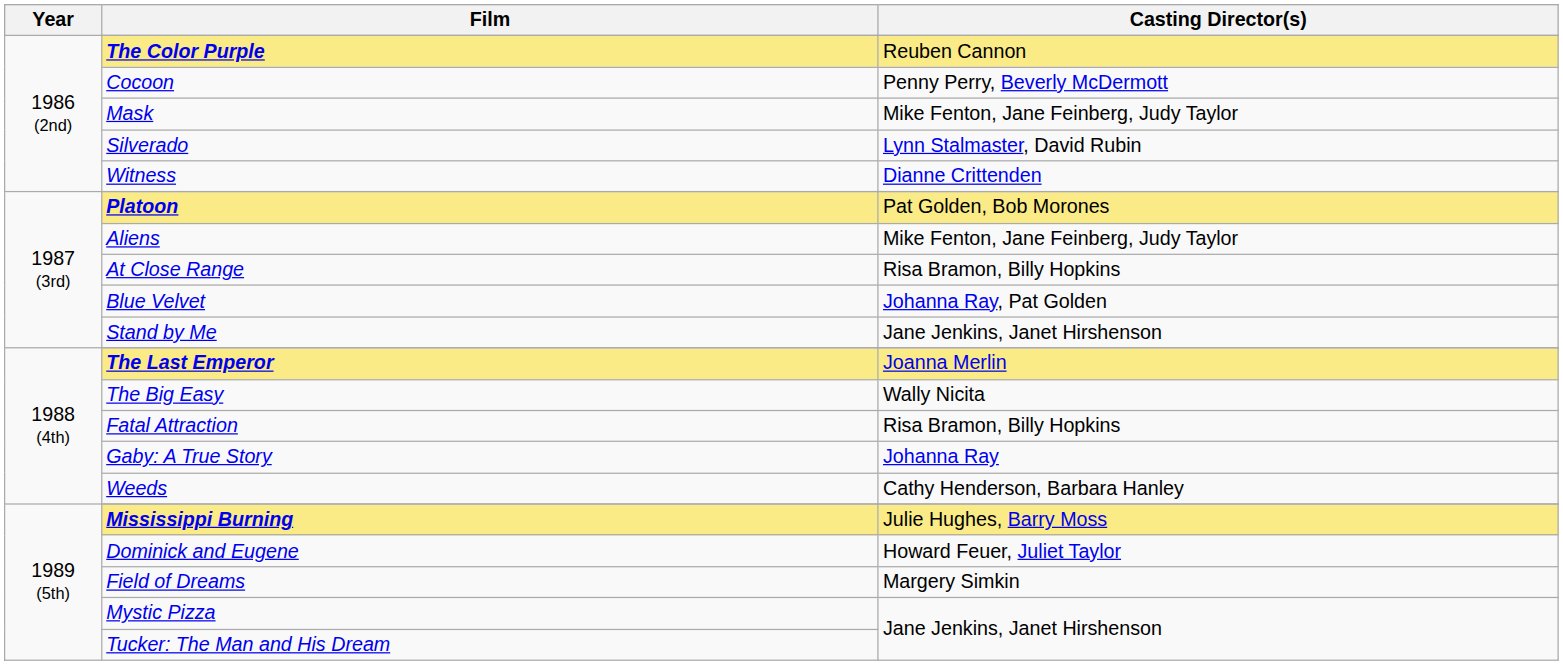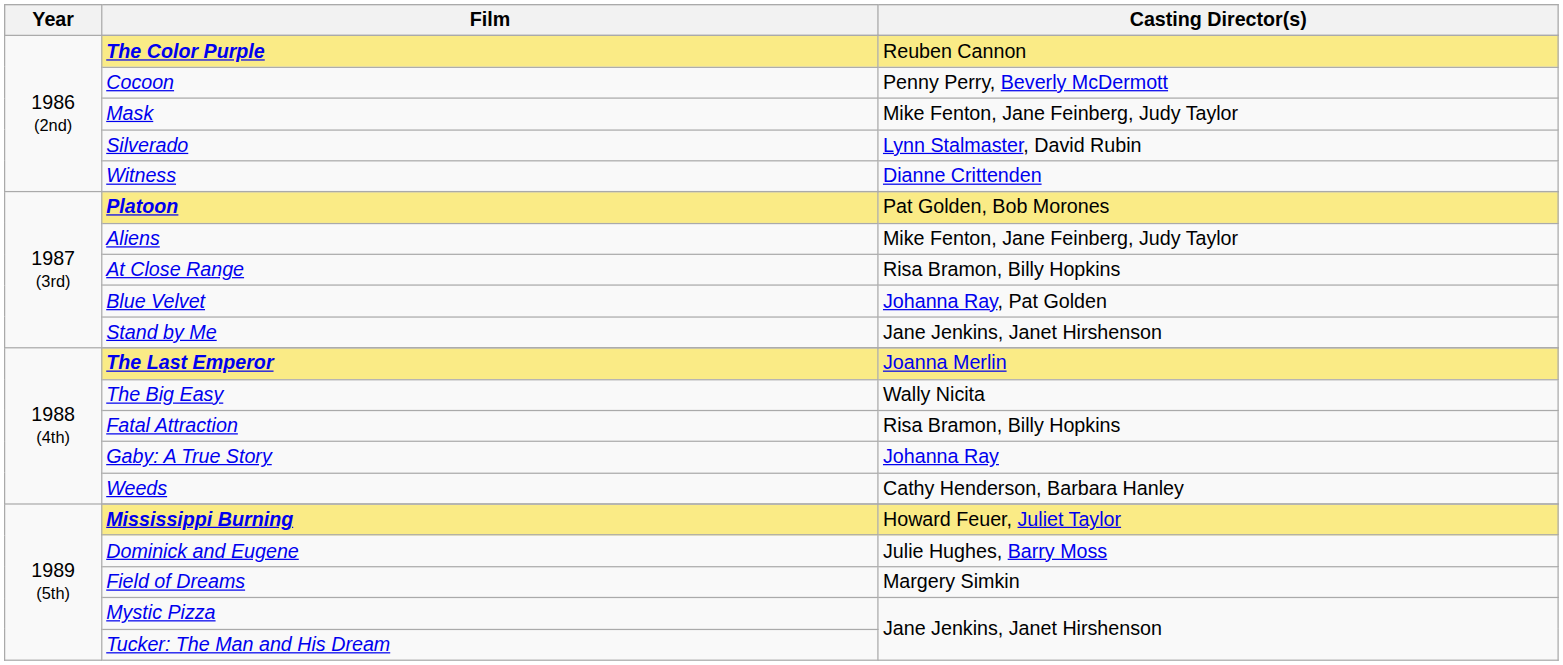(995, 519) Julie Hughes, Barry Moss -> (1002, 519) Howard Feuer, Juliet Taylor
(1002, 550) Howard Feuer, Juliet Taylor -> (995, 550) Julie Hughes, Barry Moss
